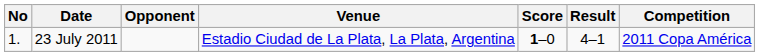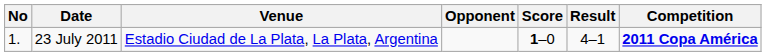columns swapped: (358, 16) <-> (160, 16)
(687, 39) normal -> (690, 39) bold
